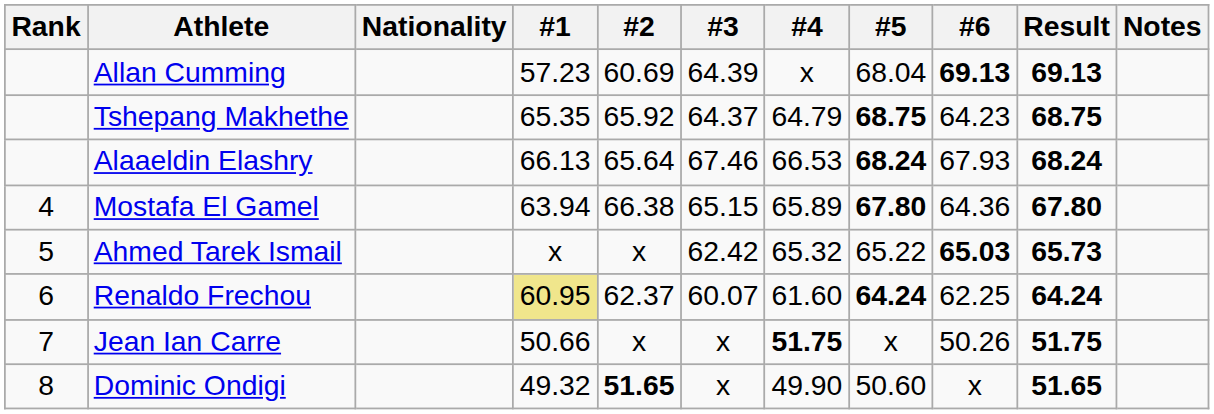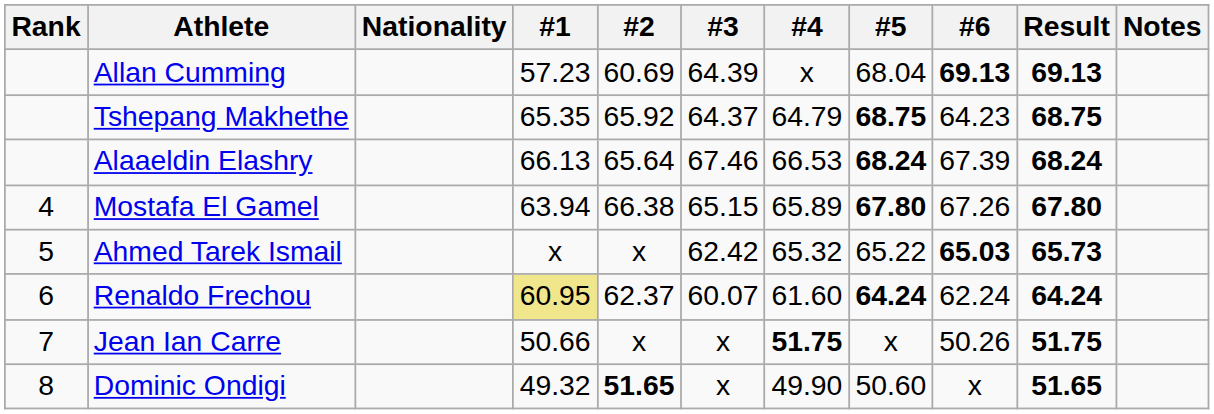(975, 161) 67.93 -> (975, 161) 67.39
(975, 206) 64.36 -> (975, 206) 67.26
(975, 296) 62.25 -> (975, 296) 62.24
